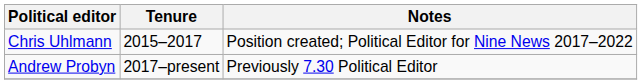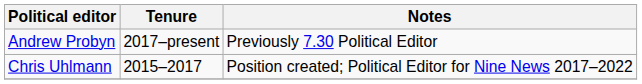rows swapped: (60, 41) <-> (62, 66)
